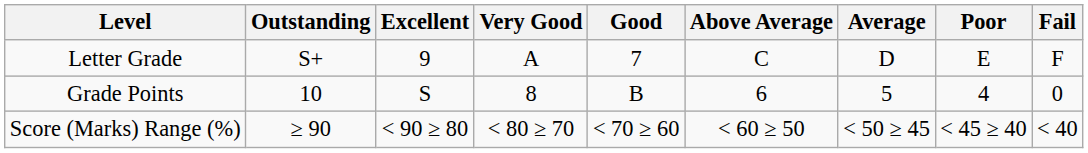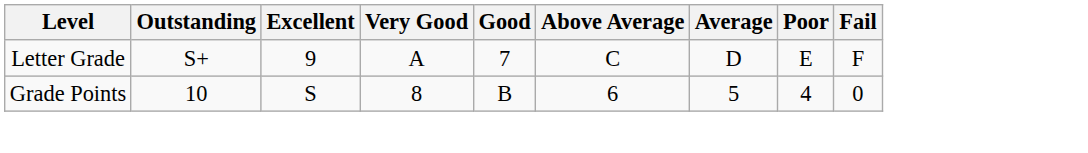- row: (125, 128)
